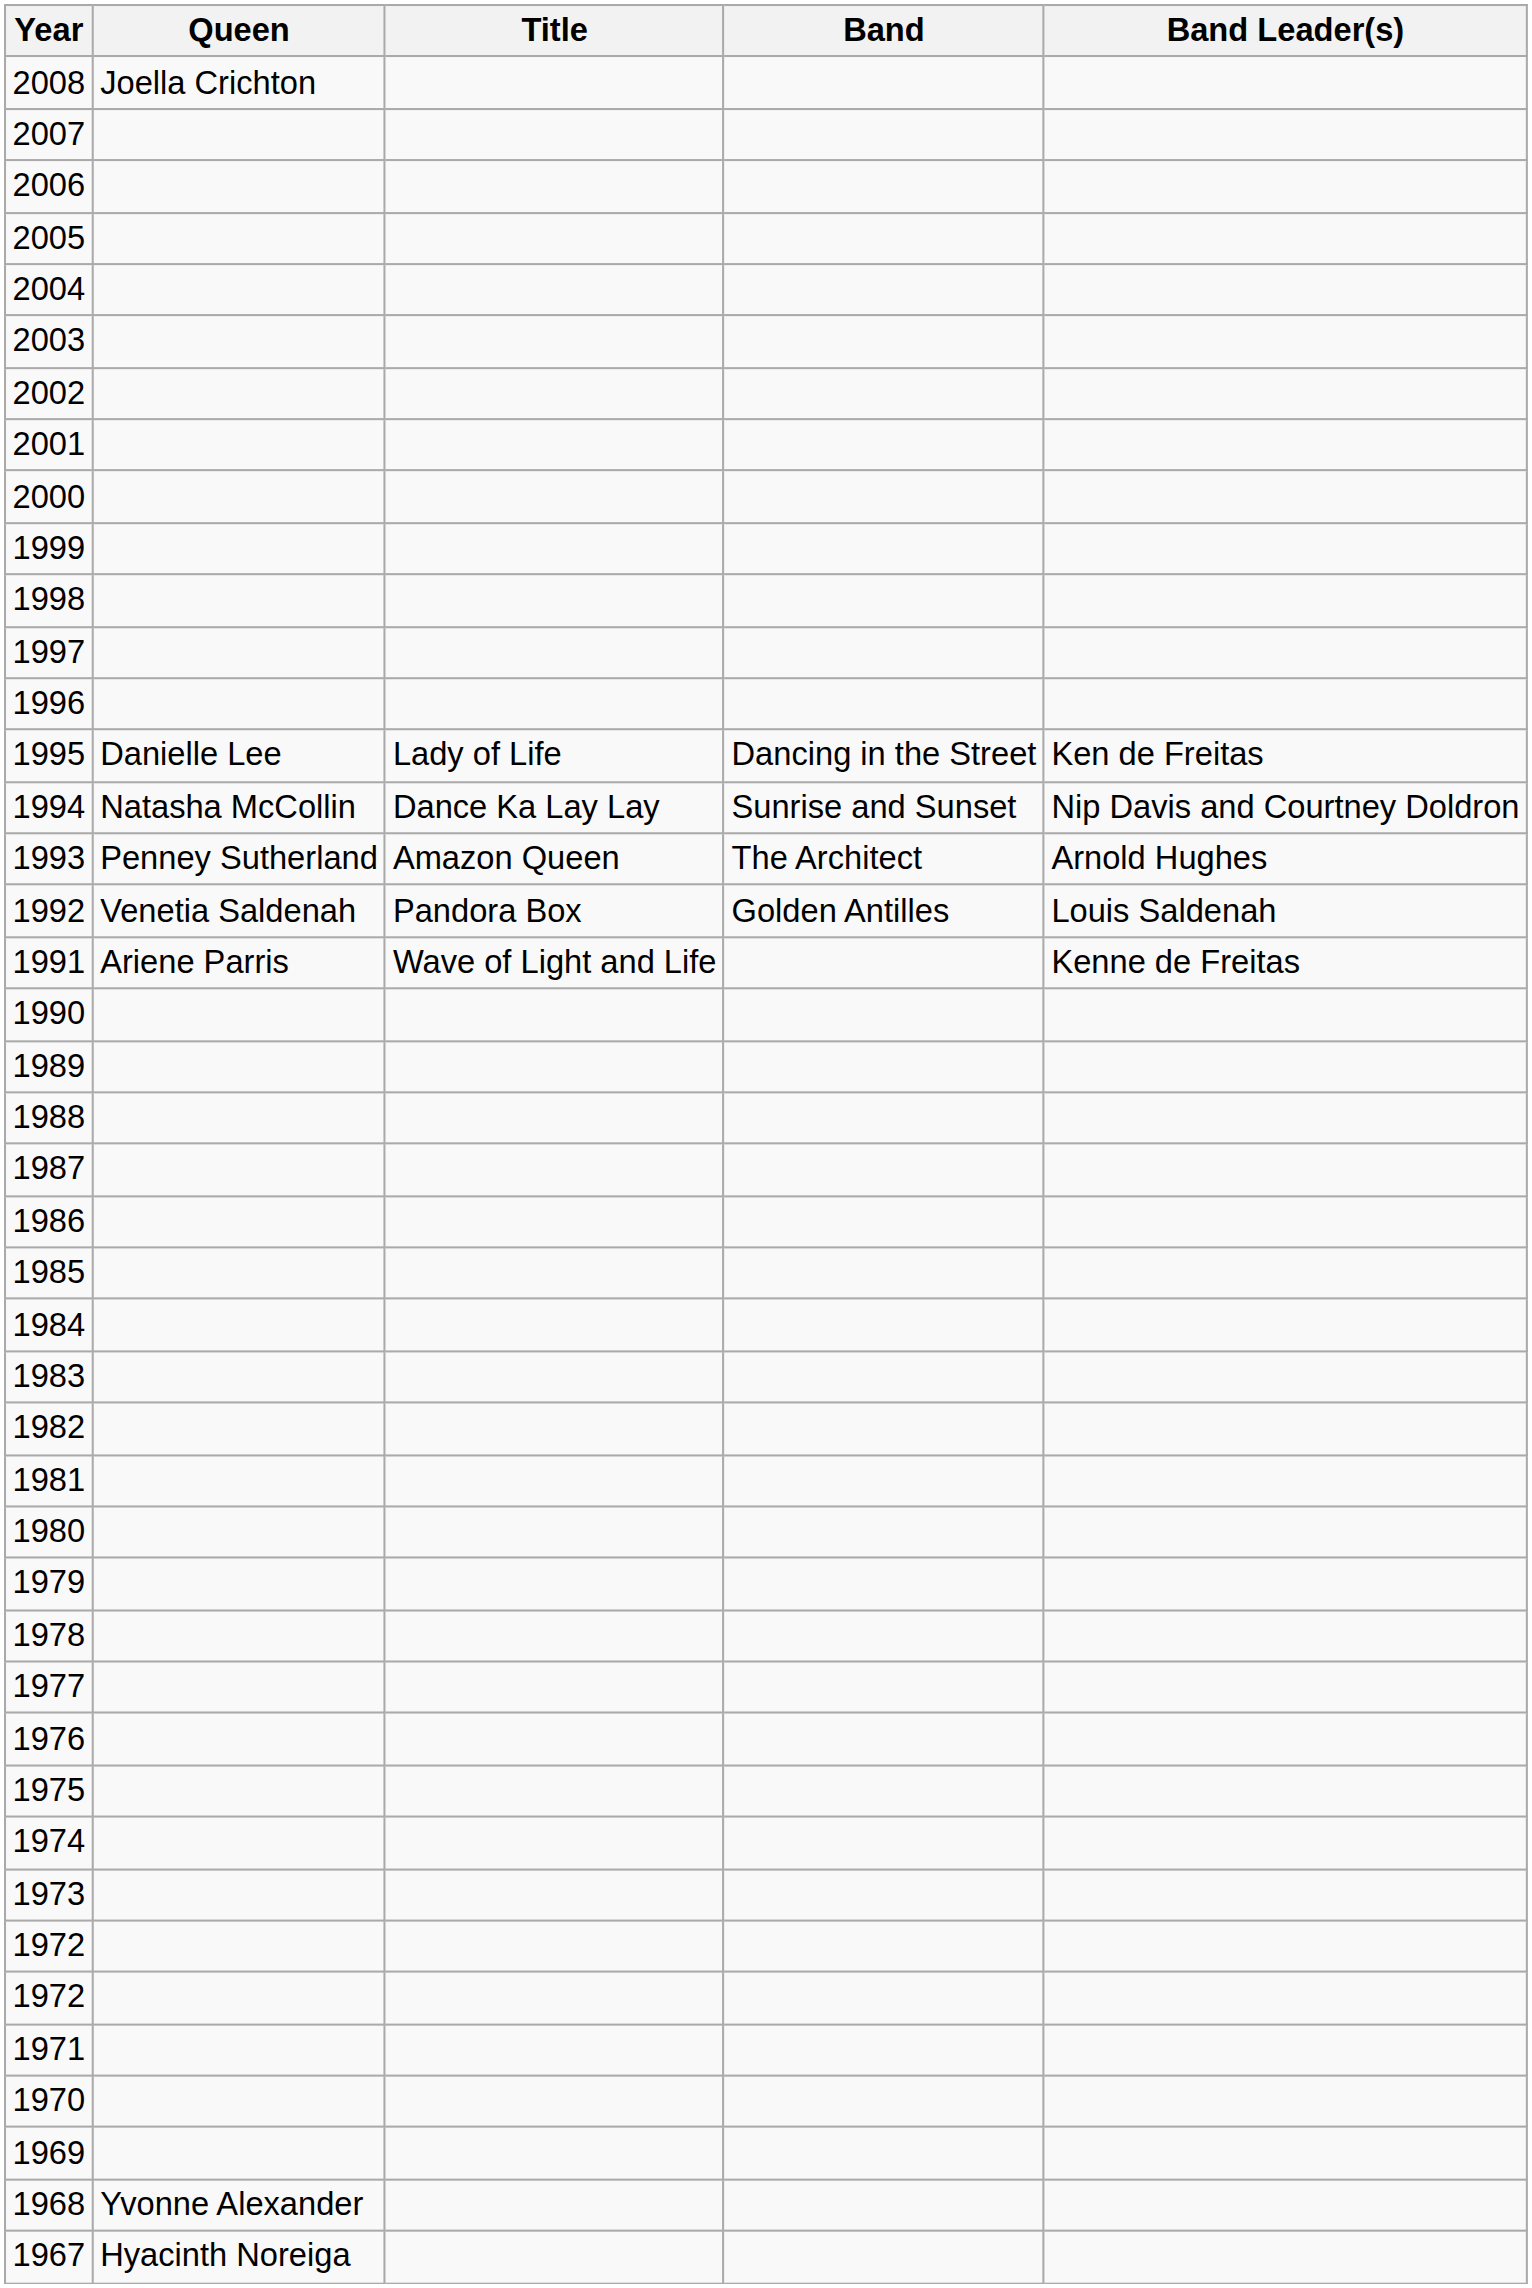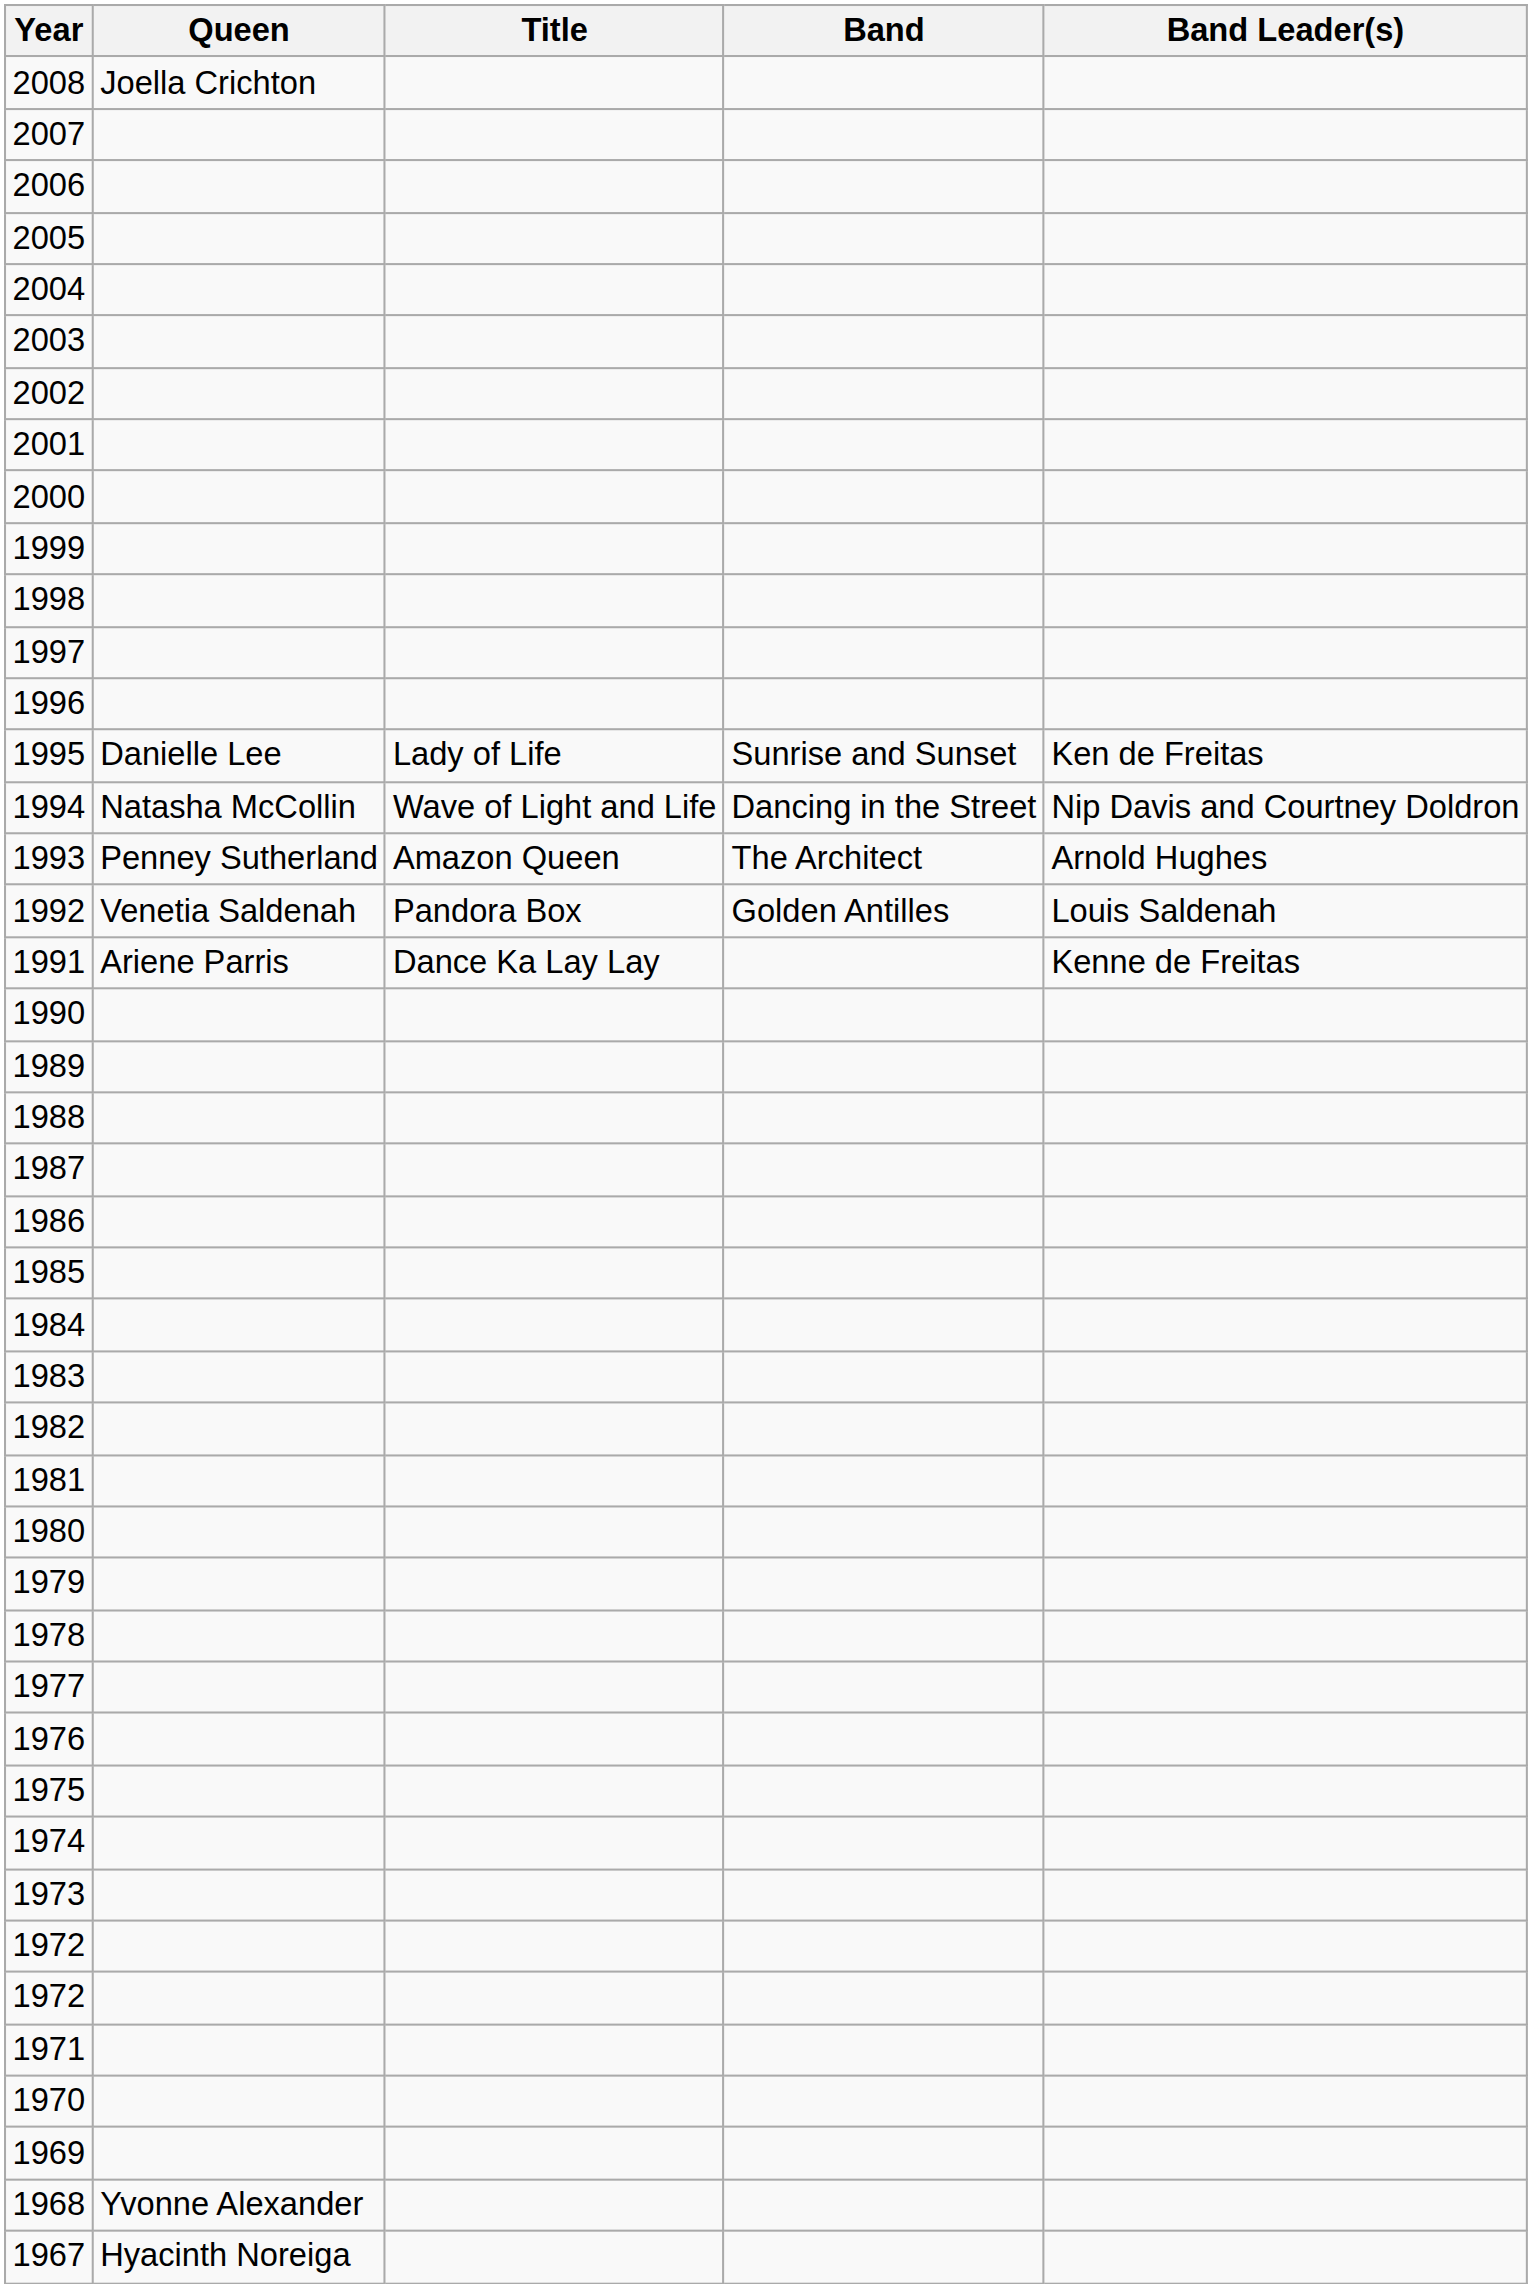(884, 755) Dancing in the Street -> (874, 755) Sunrise and Sunset
(526, 806) Dance Ka Lay Lay -> (555, 806) Wave of Light and Life
(874, 806) Sunrise and Sunset -> (884, 806) Dancing in the Street
(555, 962) Wave of Light and Life -> (526, 962) Dance Ka Lay Lay
